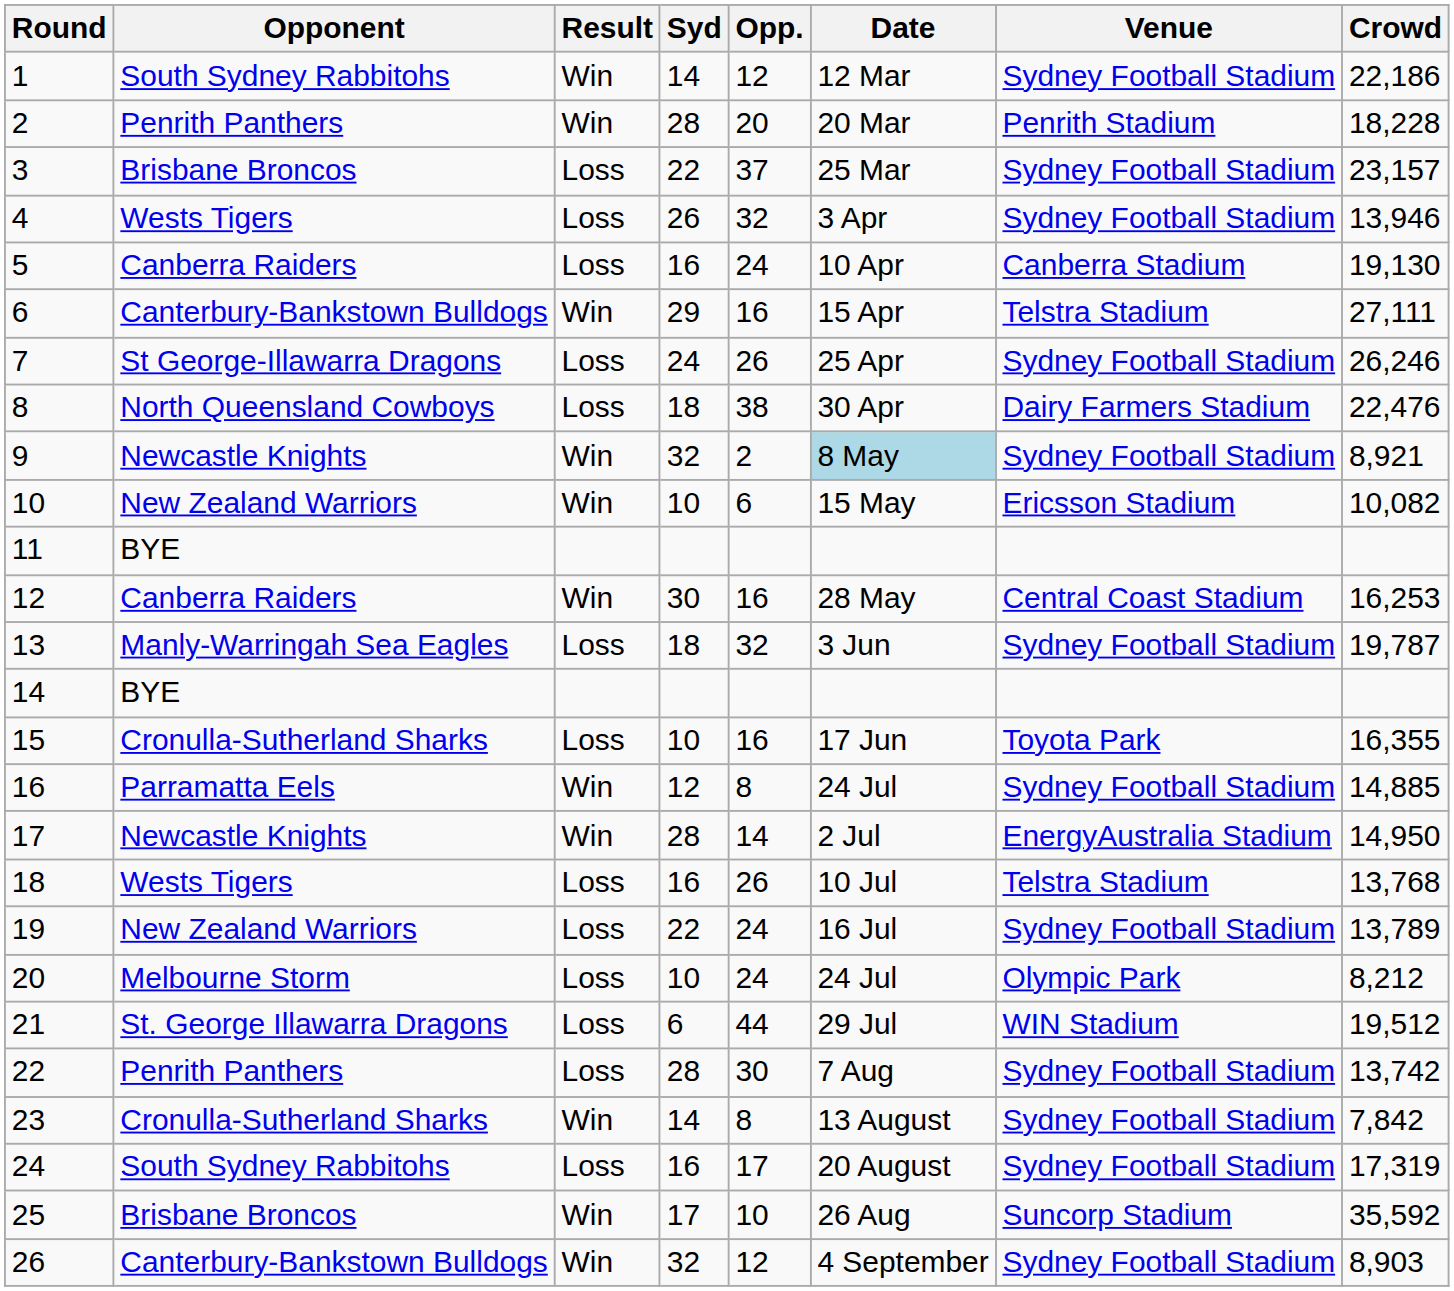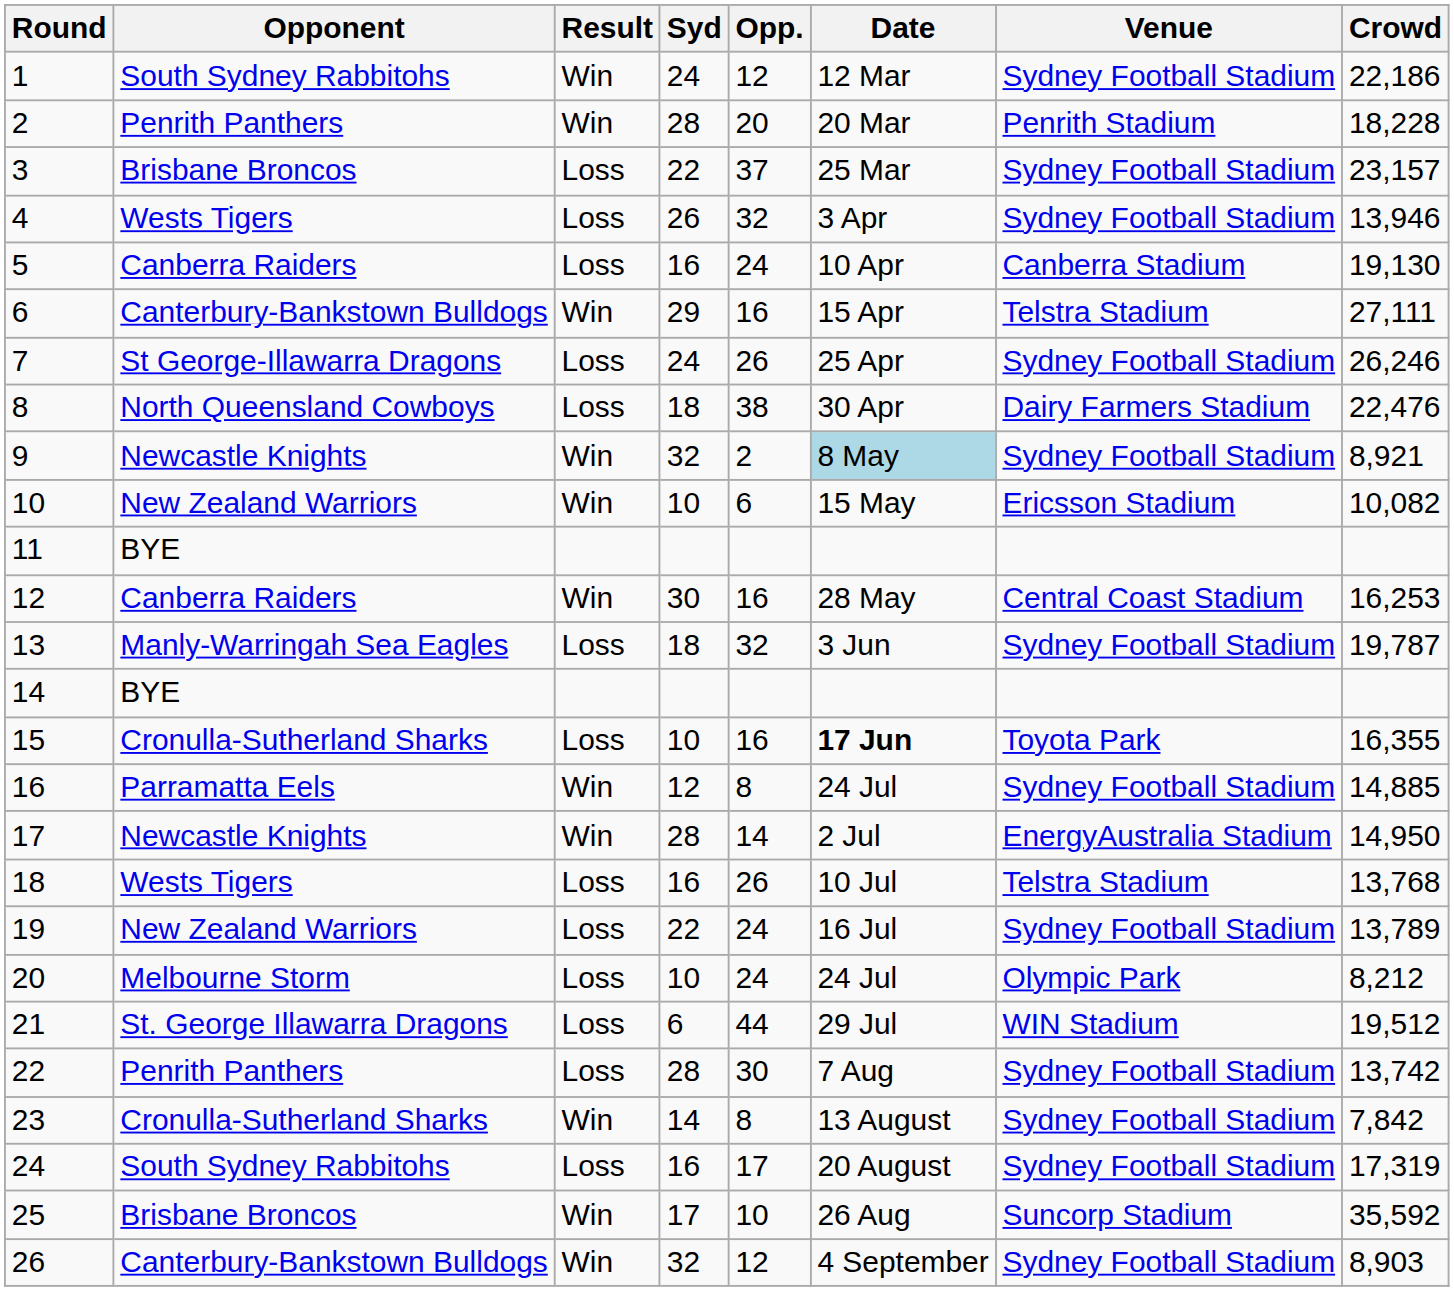(683, 75) 14 -> (683, 75) 24
(862, 739) normal -> (865, 739) bold
